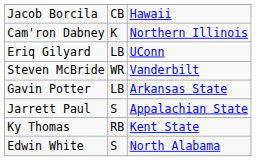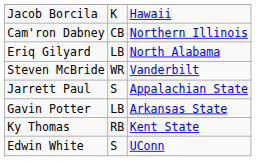(117, 14) CB -> (114, 14) K
(114, 33) K -> (117, 33) CB
(147, 52) UConn -> (175, 52) North Alabama
rows swapped: (49, 108) <-> (49, 89)
(175, 146) North Alabama -> (147, 146) UConn
